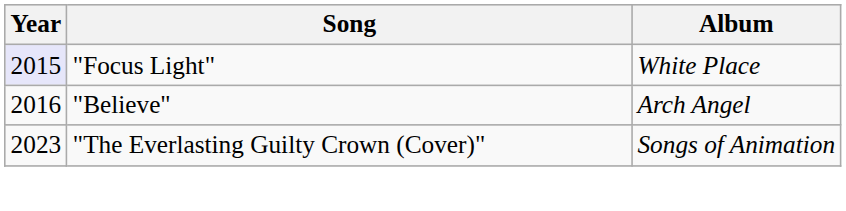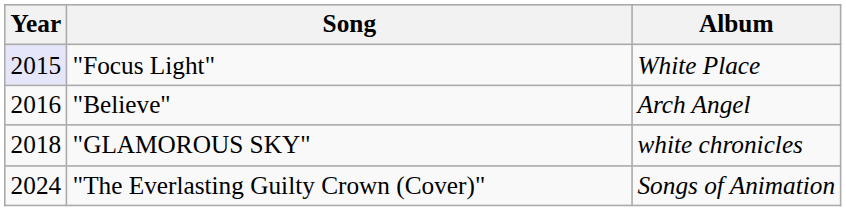+ row: (192, 144)
(36, 144) 2023 -> (36, 184) 2024
